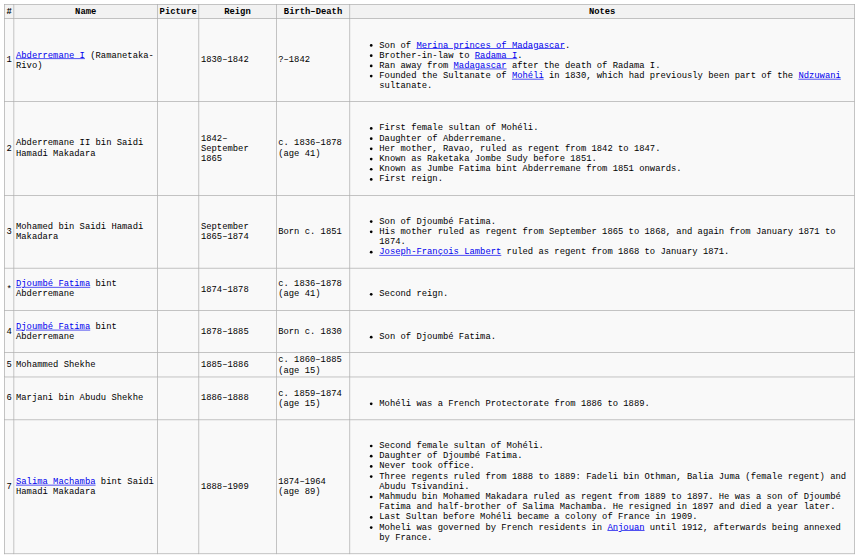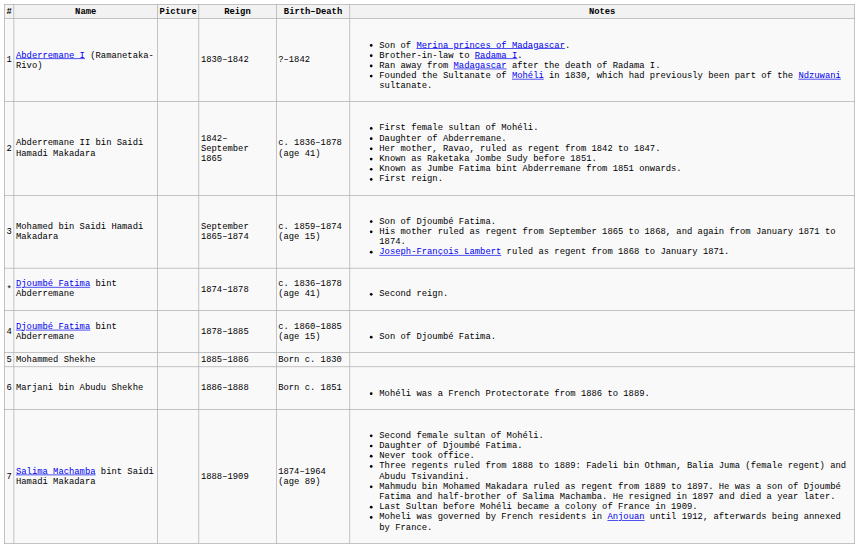(310, 232) Born c. 1851 -> (310, 232) c. 1859–1874 (age 15)
(310, 331) Born c. 1830 -> (310, 331) c. 1860–1885 (age 15)
(310, 365) c. 1860–1885 (age 15) -> (310, 360) Born c. 1830
(310, 398) c. 1859–1874 (age 15) -> (310, 388) Born c. 1851
